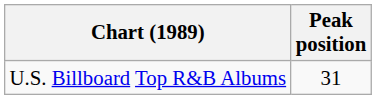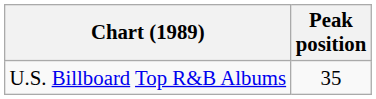(331, 77) 31 -> (331, 77) 35
